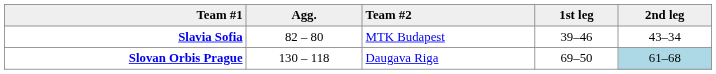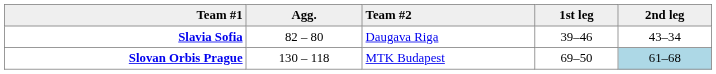(405, 36) MTK Budapest -> (402, 36) Daugava Riga
(402, 58) Daugava Riga -> (405, 58) MTK Budapest
